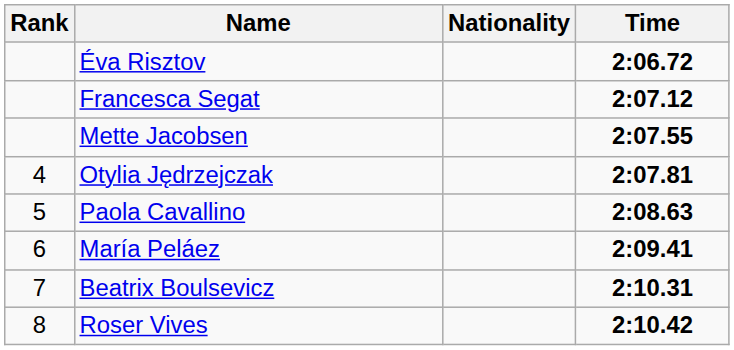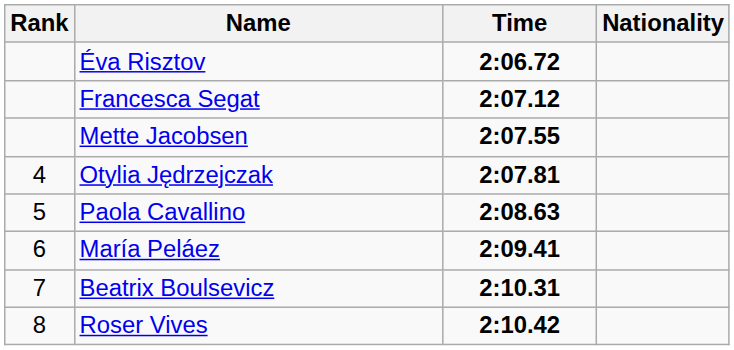columns swapped: (509, 23) <-> (652, 23)
